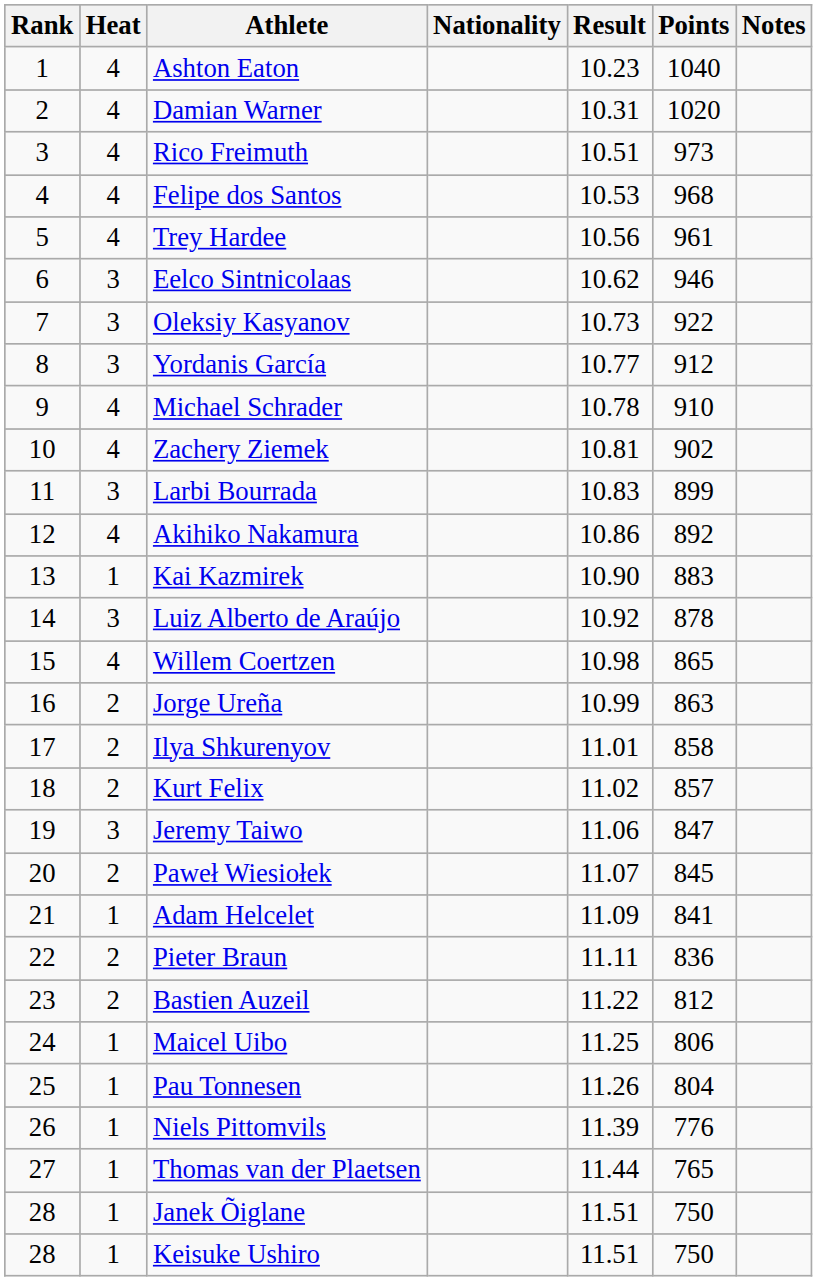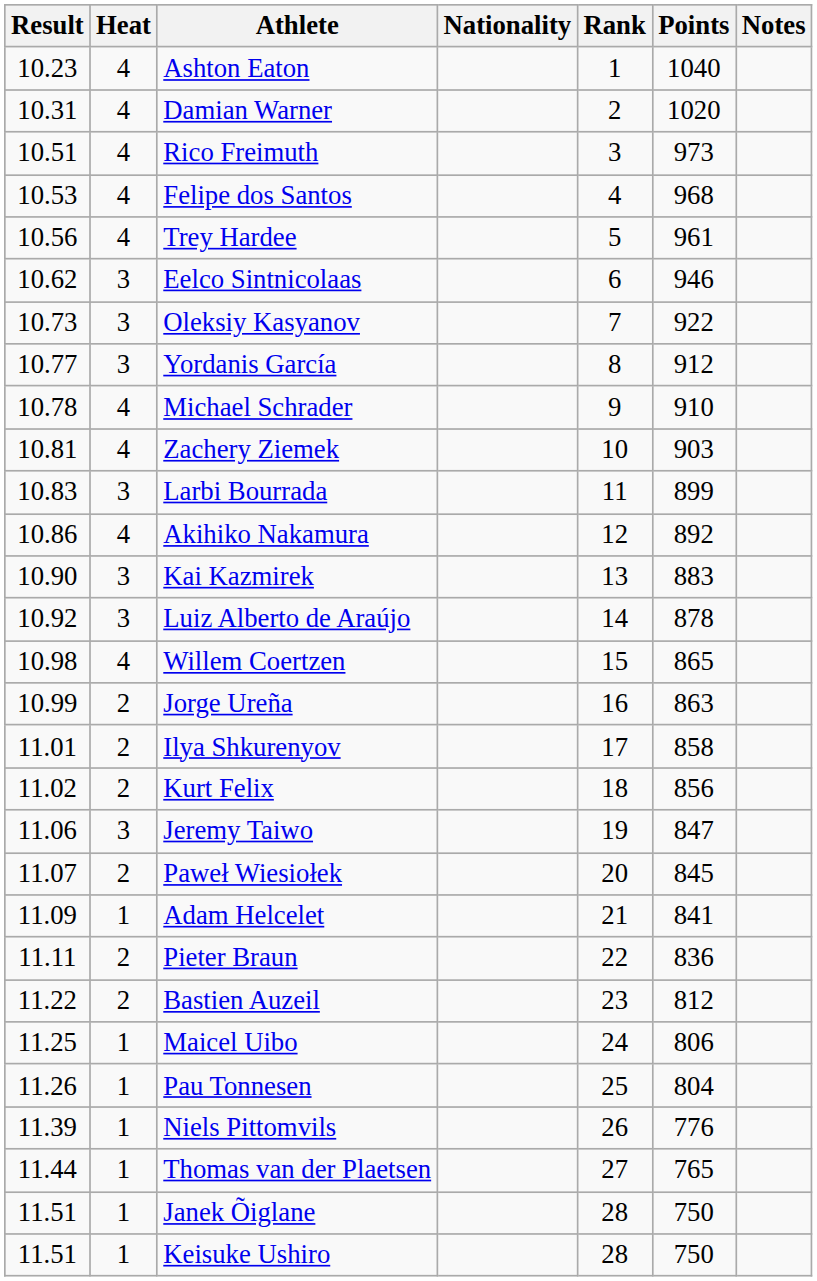columns swapped: (42, 25) <-> (609, 25)
(694, 449) 902 -> (694, 449) 903
(113, 576) 1 -> (124, 576) 3
(694, 788) 857 -> (694, 788) 856
